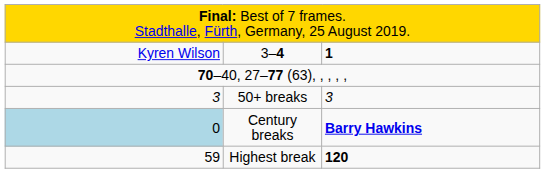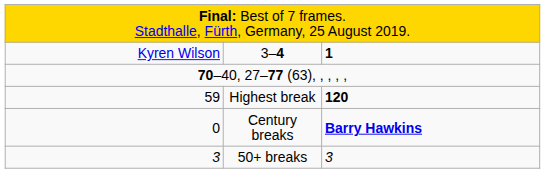rows swapped: (272, 158) <-> (272, 98)
(216, 128) lightblue background -> (216, 128) no background
